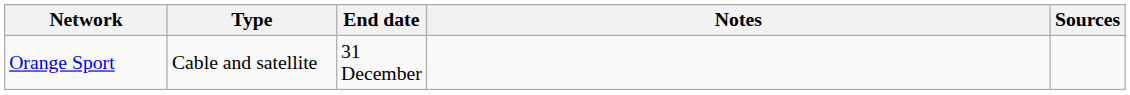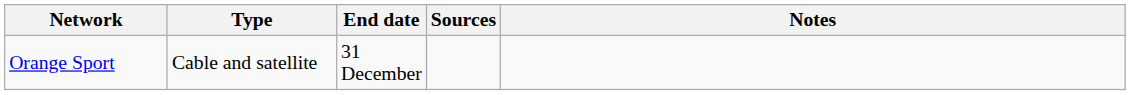columns swapped: (738, 20) <-> (1088, 20)
